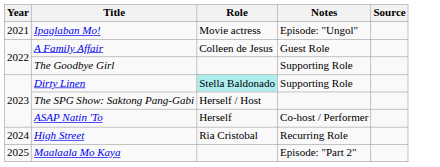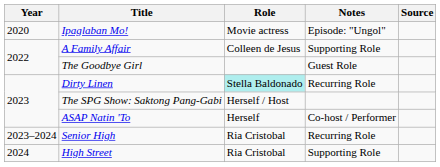(18, 30) 2021 -> (18, 30) 2020
(305, 48) Guest Role -> (344, 48) Supporting Role
(316, 65) Supporting Role -> (332, 65) Guest Role
(316, 83) Supporting Role -> (342, 83) Recurring Role
+ row: (88, 135)
(314, 135) Recurring Role -> (344, 153) Supporting Role
- row: (77, 153)
